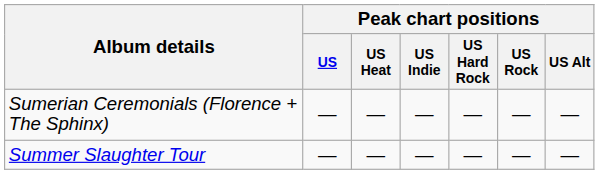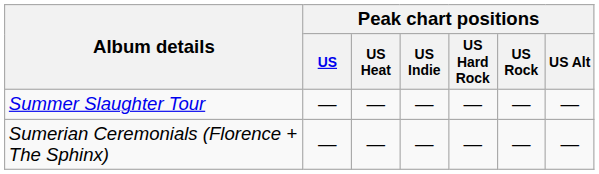rows swapped: (107, 154) <-> (153, 114)
